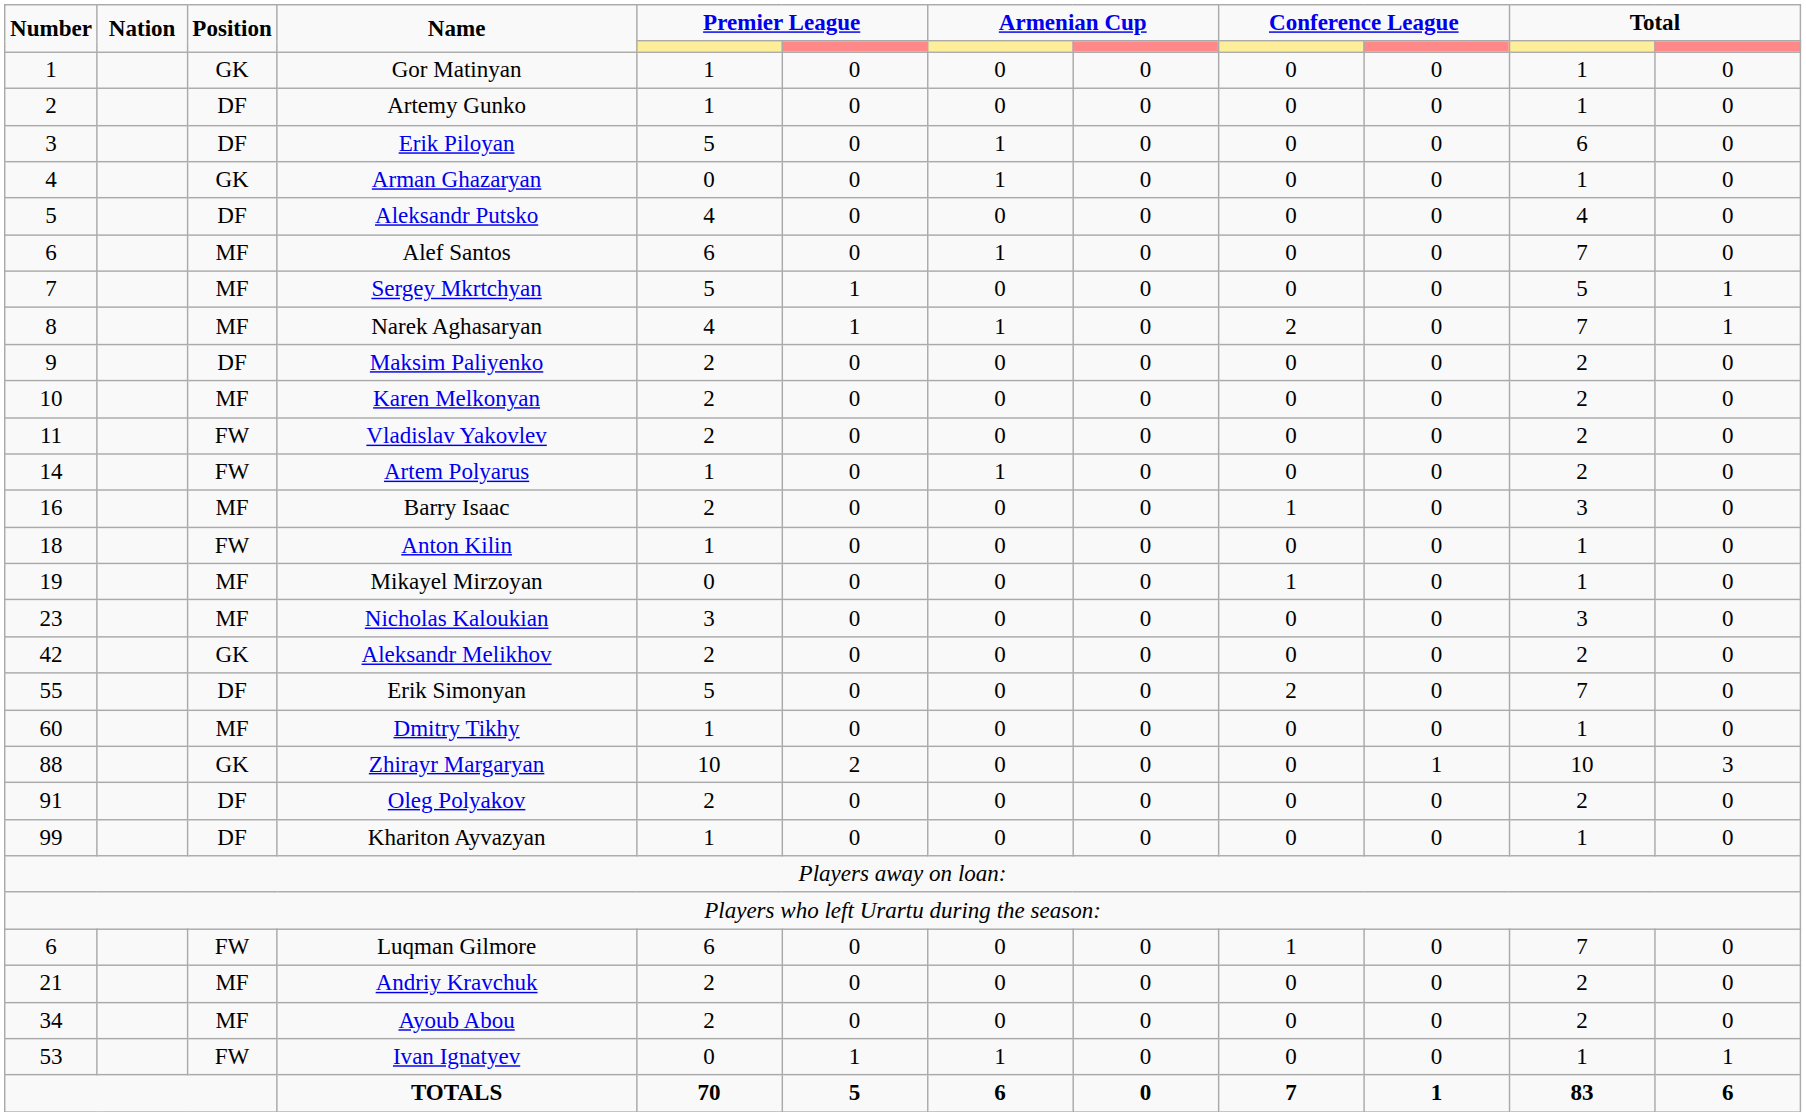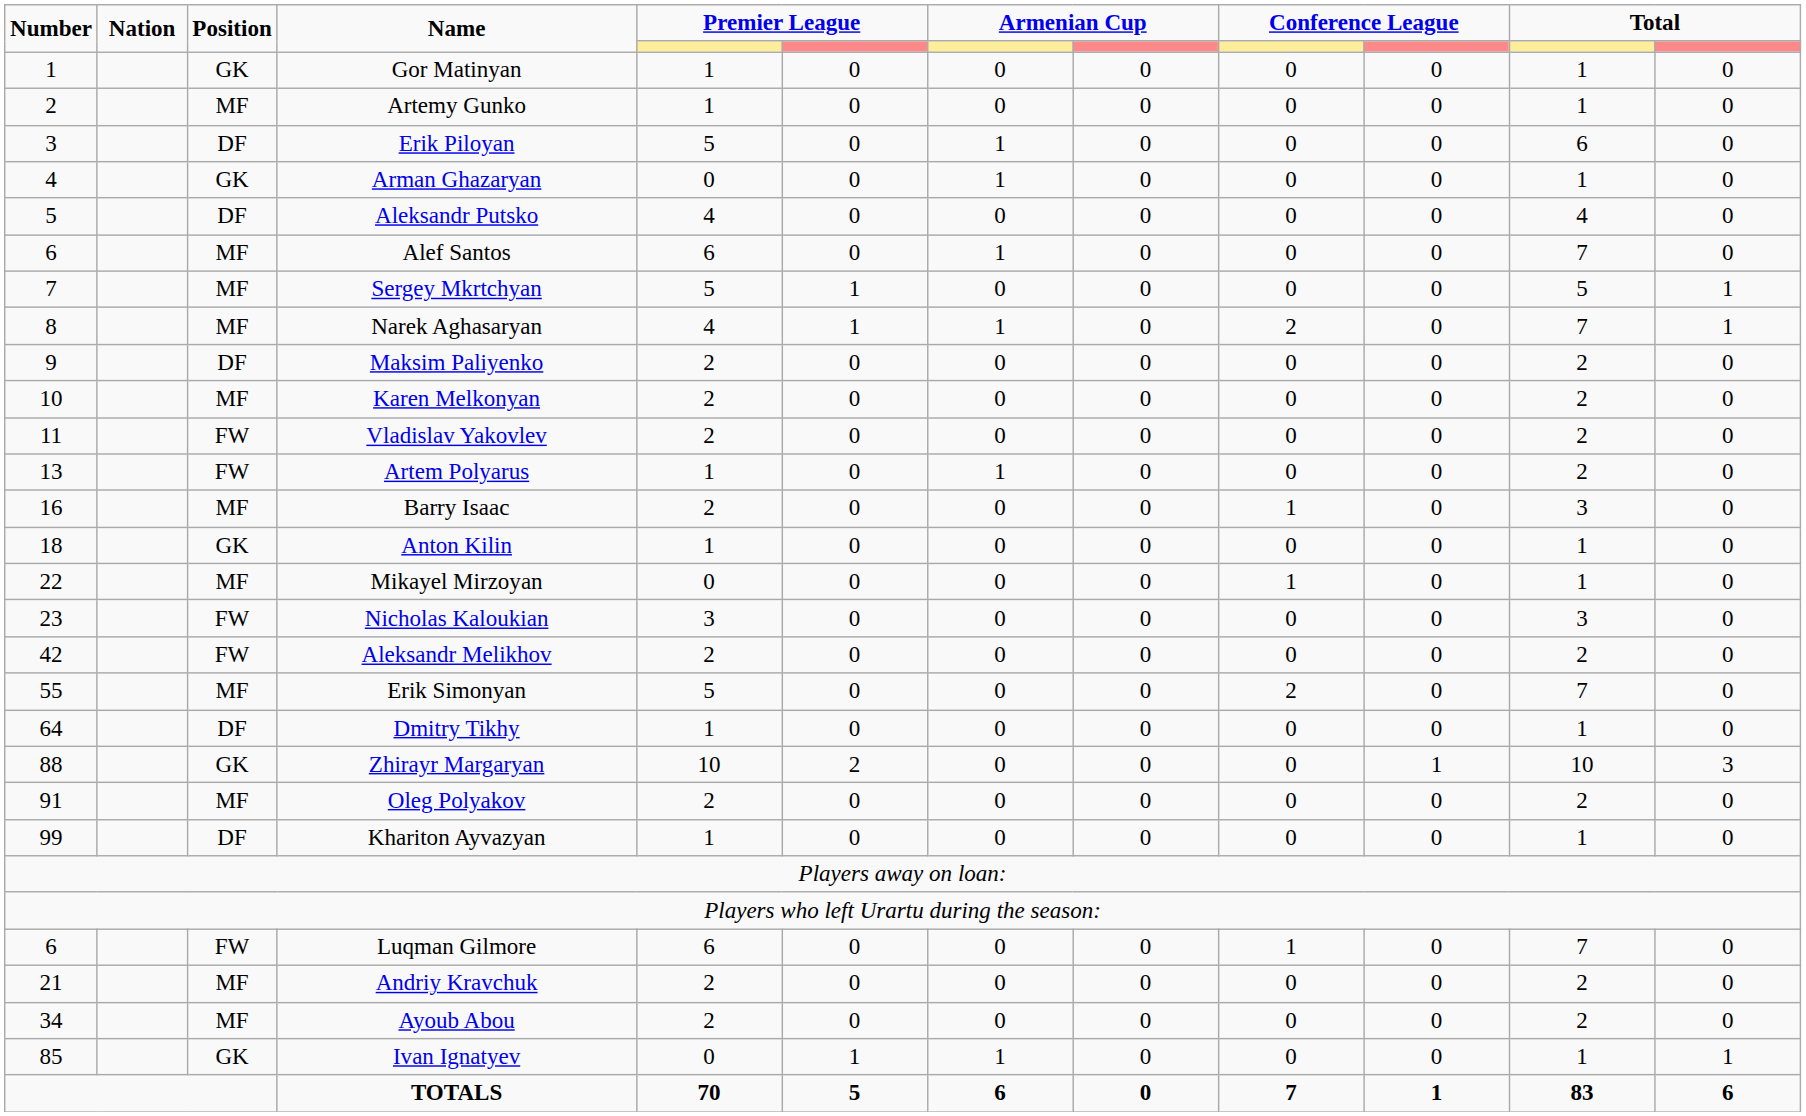(232, 106) DF -> (232, 106) MF
(51, 471) 14 -> (51, 471) 13
(232, 544) FW -> (232, 544) GK
(51, 581) 19 -> (51, 581) 22
(232, 618) MF -> (232, 618) FW
(232, 654) GK -> (232, 654) FW
(232, 691) DF -> (232, 691) MF
(51, 727) 60 -> (51, 727) 64
(232, 727) MF -> (232, 727) DF
(232, 800) DF -> (232, 800) MF
(51, 1056) 53 -> (51, 1056) 85
(232, 1056) FW -> (232, 1056) GK
